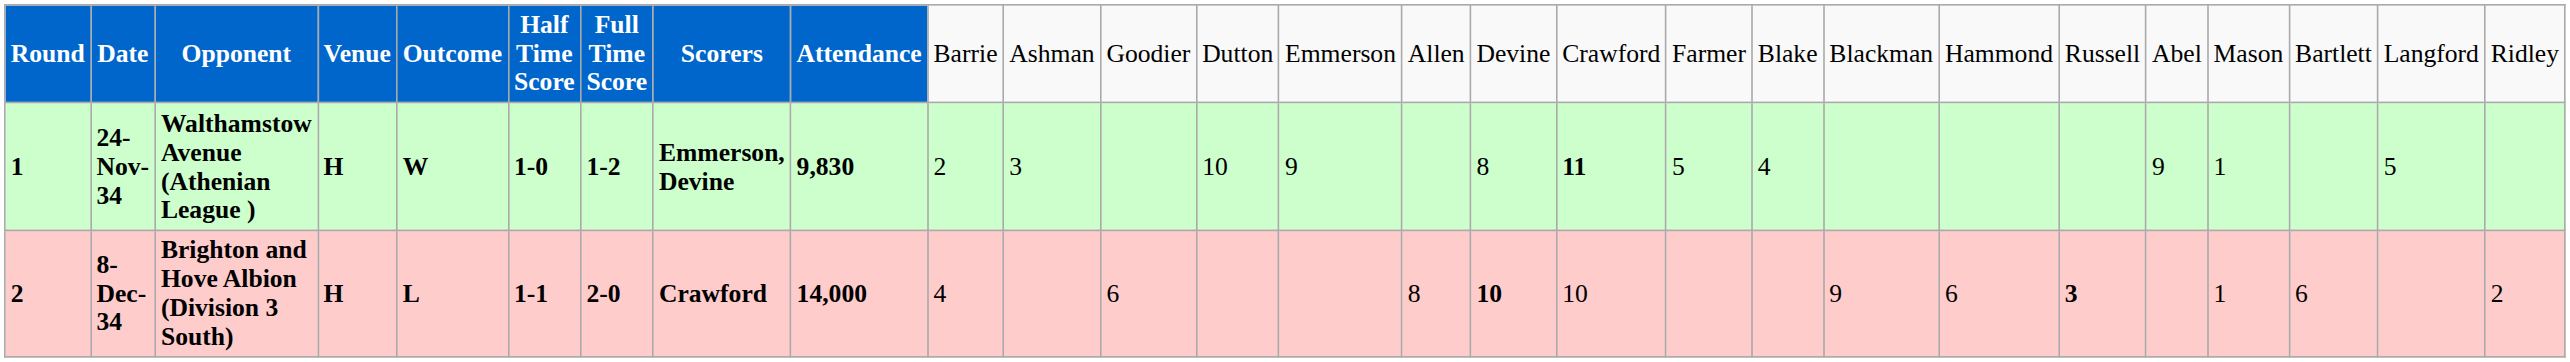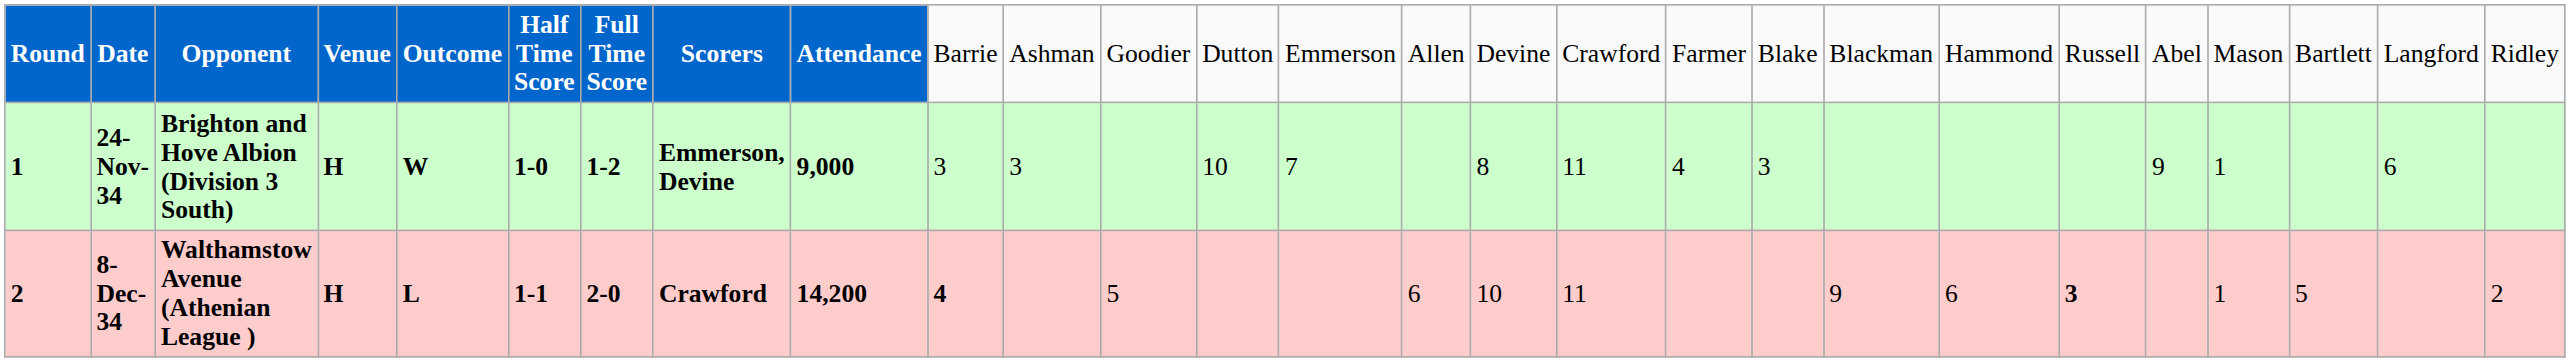(236, 166) Walthamstow Avenue (Athenian League ) -> (234, 166) Brighton and Hove Albion (Division 3 South)
(825, 166) 9,830 -> (825, 166) 9,000
(940, 166) 2 -> (940, 166) 3
(1291, 166) 9 -> (1291, 166) 7
(1574, 166) bold -> (1575, 166) normal
(1678, 166) 5 -> (1678, 166) 4
(1764, 166) 4 -> (1764, 166) 3
(2390, 166) 5 -> (2390, 166) 6
(234, 293) Brighton and Hove Albion (Division 3 South) -> (236, 293) Walthamstow Avenue (Athenian League )
(832, 293) 14,000 -> (832, 293) 14,200
(940, 293) normal -> (940, 293) bold
(1113, 293) 6 -> (1113, 293) 5
(1414, 293) 8 -> (1414, 293) 6
(1489, 293) bold -> (1489, 293) normal
(1575, 293) 10 -> (1575, 293) 11
(2301, 293) 6 -> (2301, 293) 5
